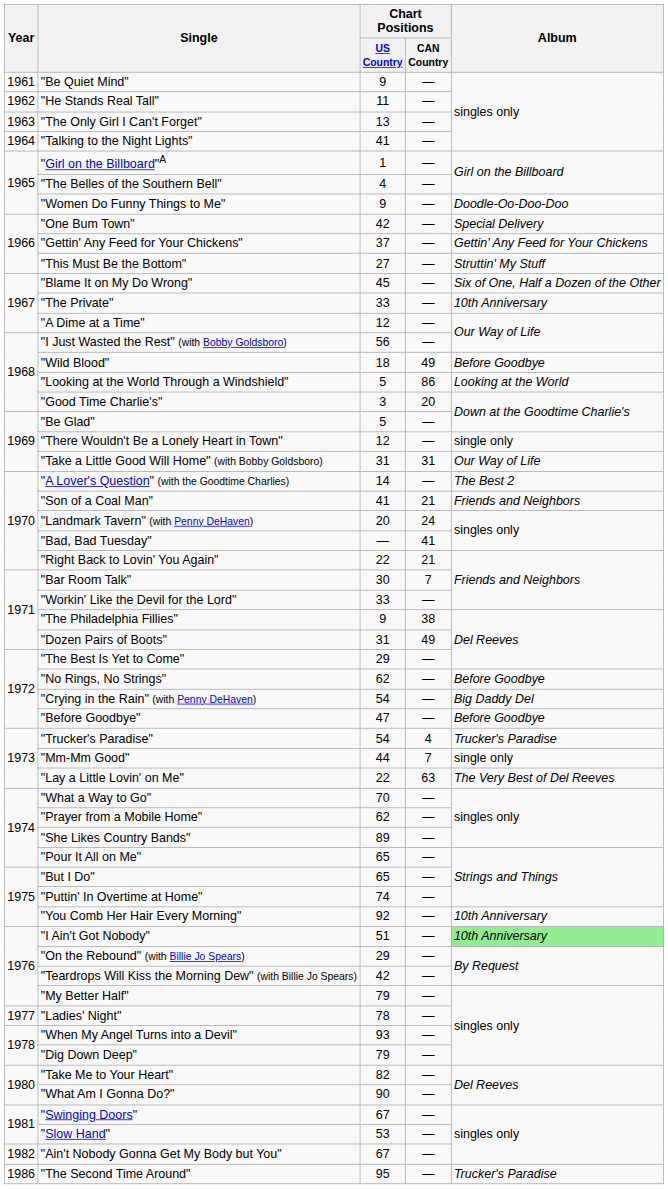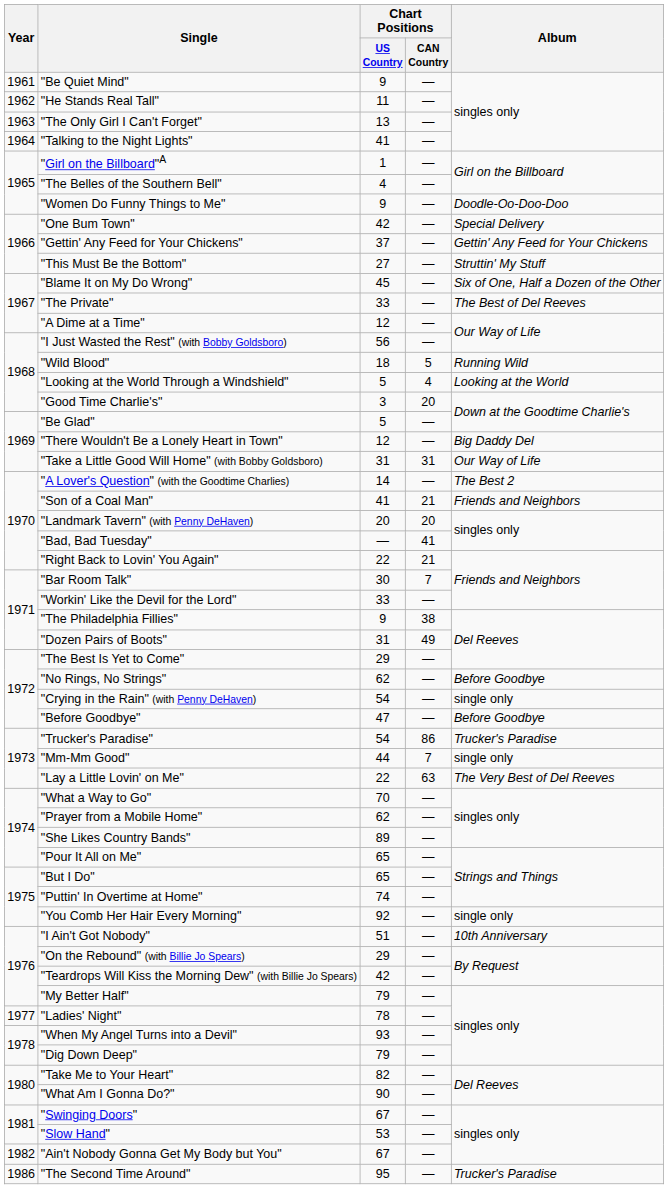(501, 303) 10th Anniversary -> (520, 303) The Best of Del Reeves
(428, 362) 49 -> (428, 362) 5
(499, 362) Before Goodbye -> (491, 362) Running Wild
(428, 382) 86 -> (428, 382) 4
(483, 441) single only -> (494, 441) Big Daddy Del
(428, 520) 24 -> (428, 520) 20
(494, 699) Big Daddy Del -> (483, 699) single only
(428, 738) 4 -> (428, 738) 86
(501, 916) 10th Anniversary -> (483, 916) single only
(501, 936) lightgreen background -> (501, 936) no background
